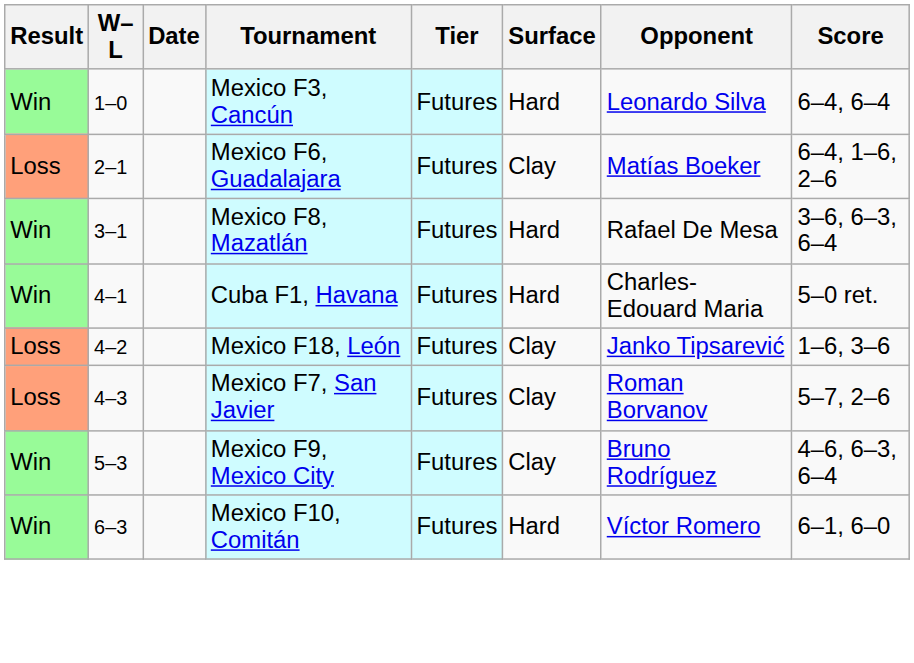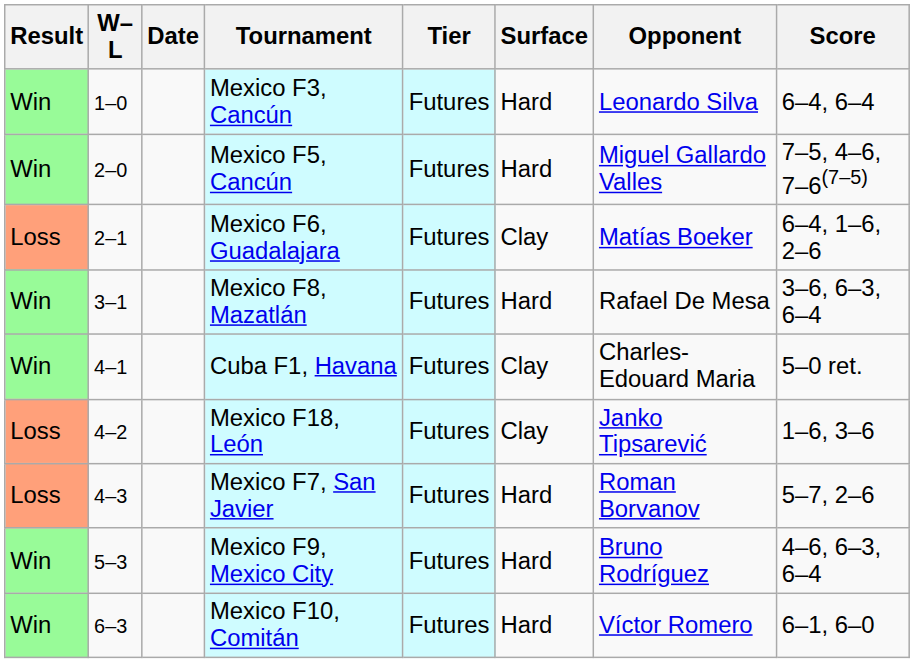+ row: (268, 169)
(534, 295) Hard -> (524, 366) Clay
(532, 397) Clay -> (526, 495) Hard
(532, 462) Clay -> (526, 560) Hard
